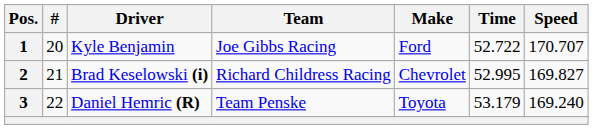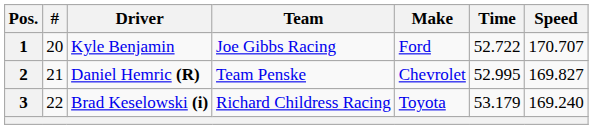(140, 74) Brad Keselowski (i) -> (135, 74) Daniel Hemric (R)
(303, 74) Richard Childress Racing -> (261, 74) Team Penske
(135, 102) Daniel Hemric (R) -> (140, 102) Brad Keselowski (i)
(261, 102) Team Penske -> (303, 102) Richard Childress Racing
